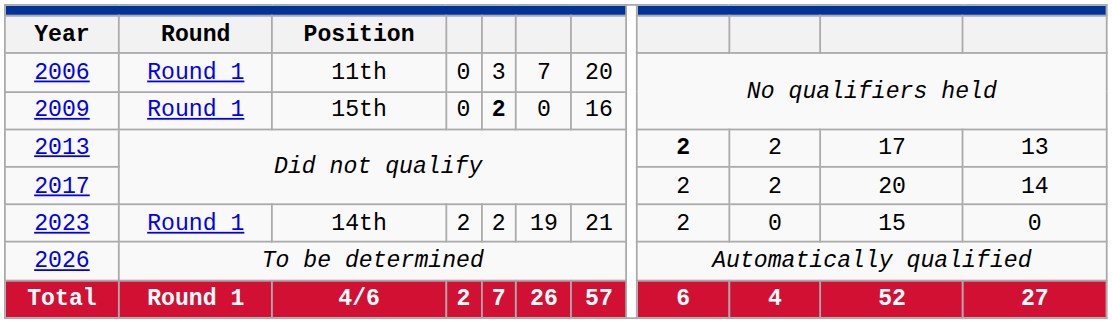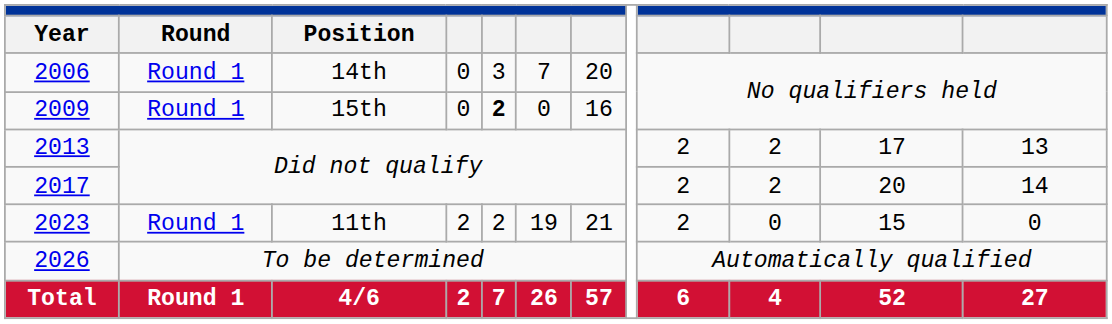(359, 72) 11th -> (359, 72) 14th
(683, 148) bold -> (683, 148) normal
(359, 223) 14th -> (359, 223) 11th
